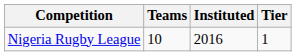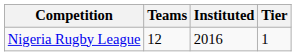(154, 39) 10 -> (154, 39) 12
